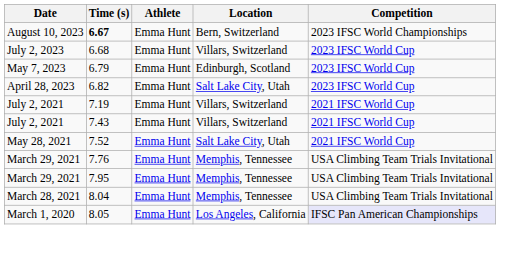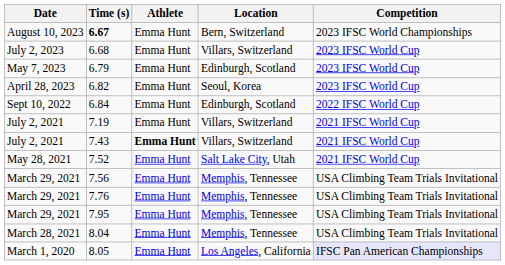(243, 86) Salt Lake City, Utah -> (231, 86) Seoul, Korea
+ row: (99, 104)
(163, 123) normal -> (165, 141) bold
+ row: (99, 178)
